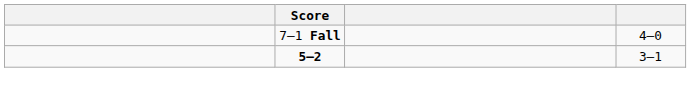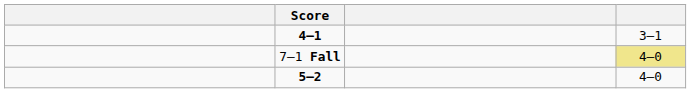+ row: (310, 36)
(650, 36) no background -> (650, 56) khaki background
(650, 56) 3–1 -> (650, 77) 4–0
